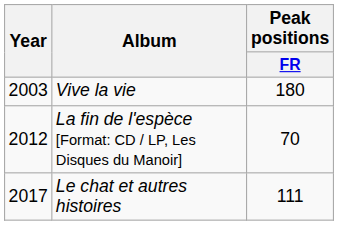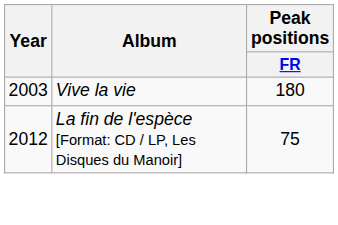(290, 138) 70 -> (290, 138) 75
- row: (121, 196)
